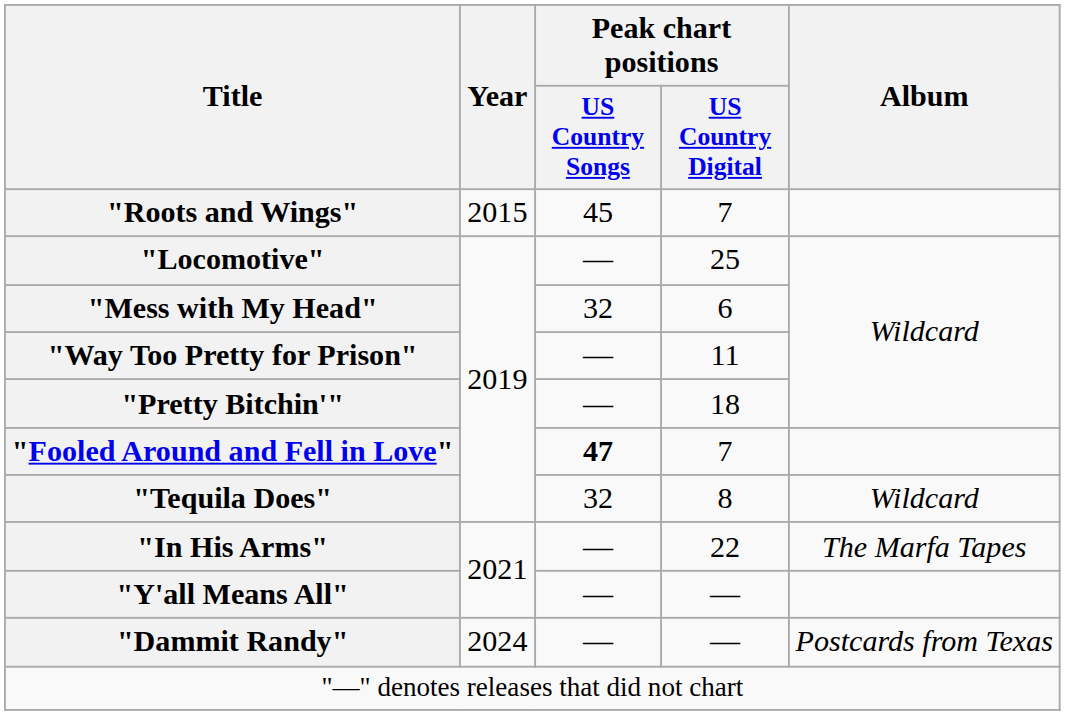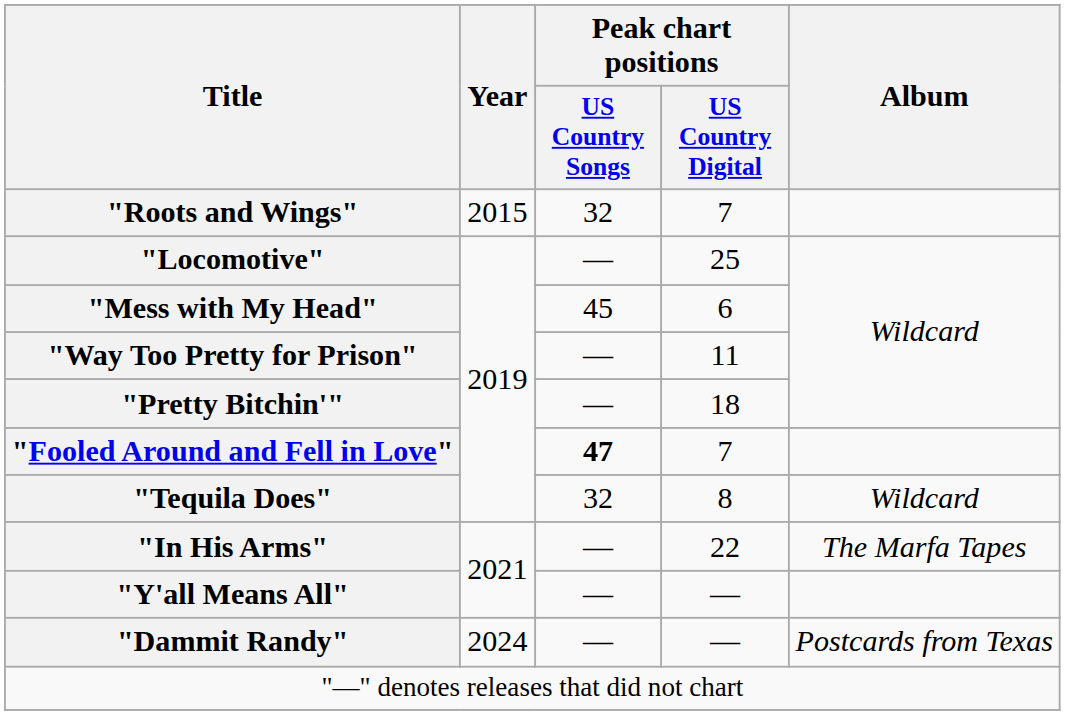(598, 212) 45 -> (598, 212) 32
(598, 307) 32 -> (598, 307) 45
